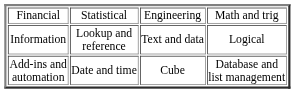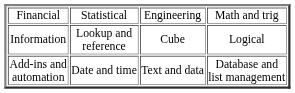(173, 39) Text and data -> (173, 39) Cube
(173, 70) Cube -> (173, 70) Text and data
